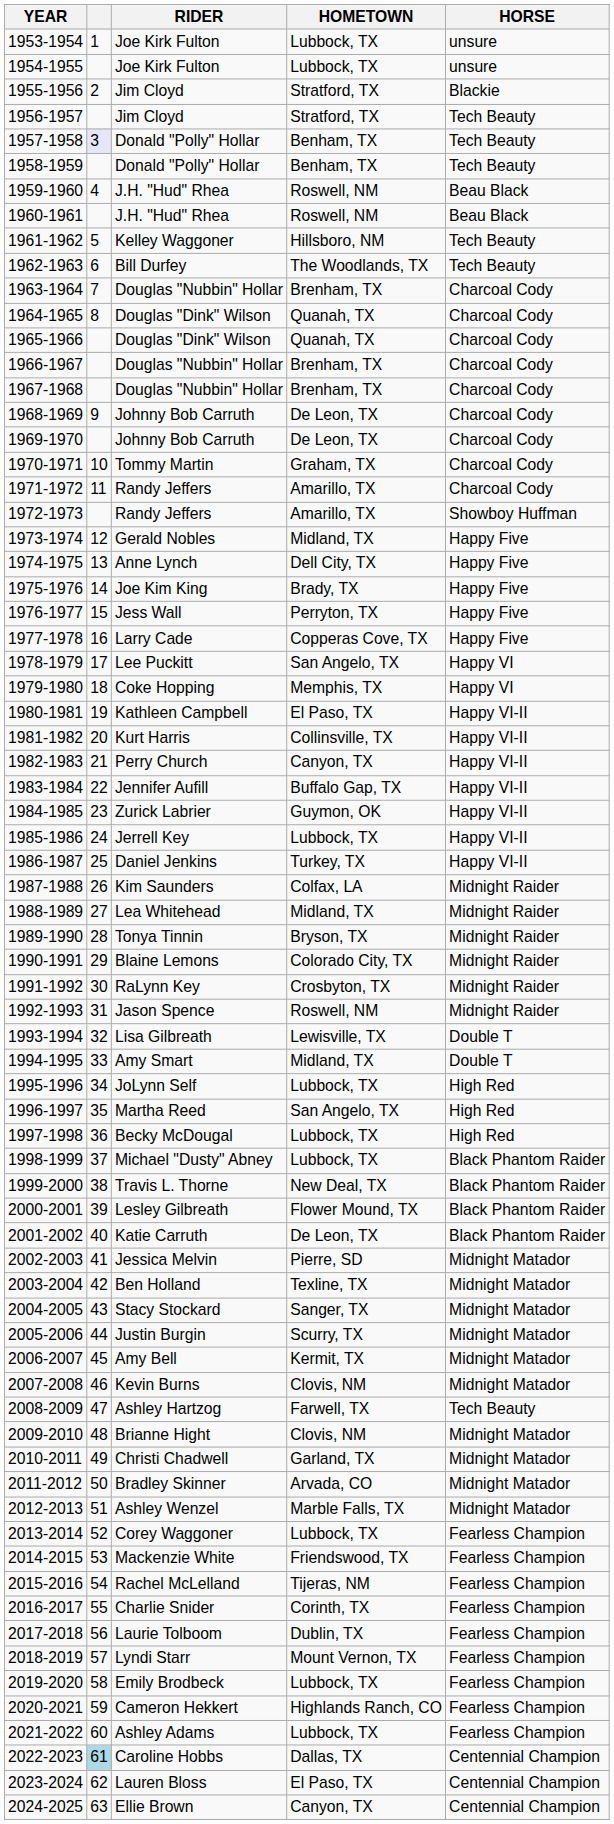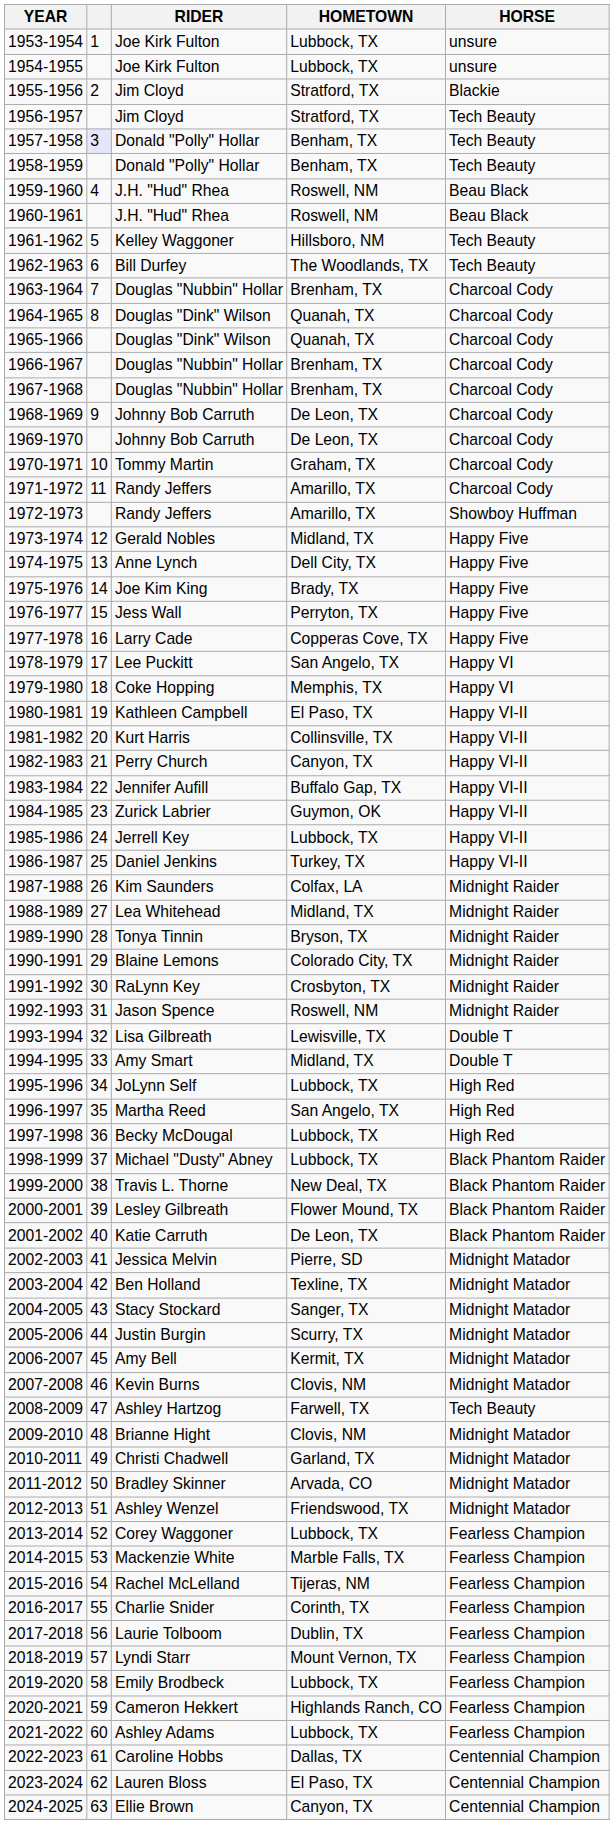(347, 1508) Marble Falls, TX -> (349, 1508) Friendswood, TX
(349, 1558) Friendswood, TX -> (347, 1558) Marble Falls, TX
(99, 1757) lightblue background -> (99, 1757) no background
